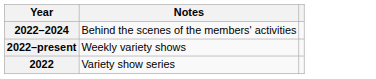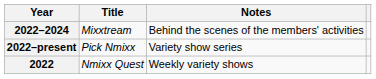+ column: (113, 13)
(134, 47) Weekly variety shows -> (195, 47) Variety show series
(128, 64) Variety show series -> (201, 64) Weekly variety shows
